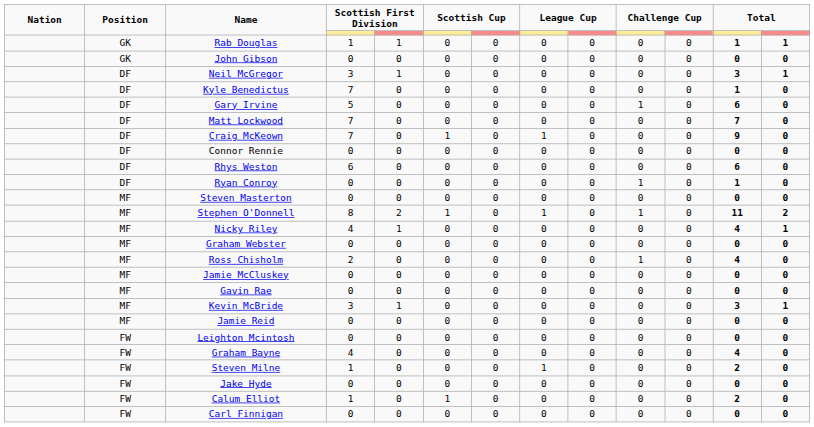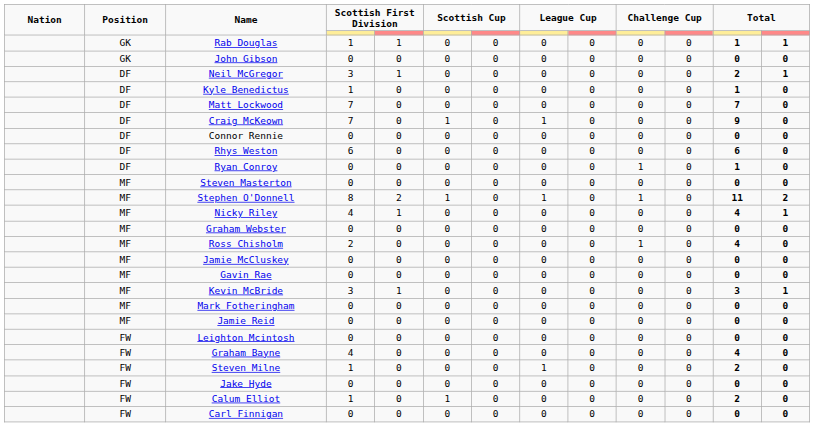(737, 74) 3 -> (737, 74) 2
(351, 89) 7 -> (351, 89) 1
- row: (246, 105)
+ row: (246, 306)
